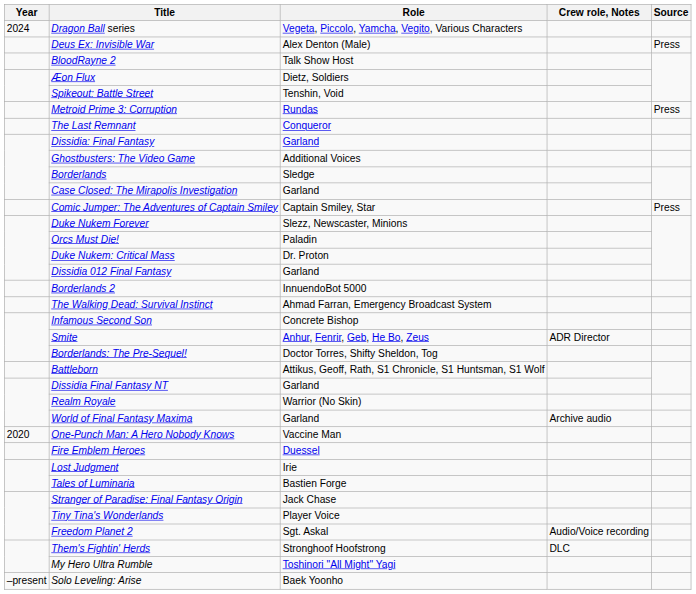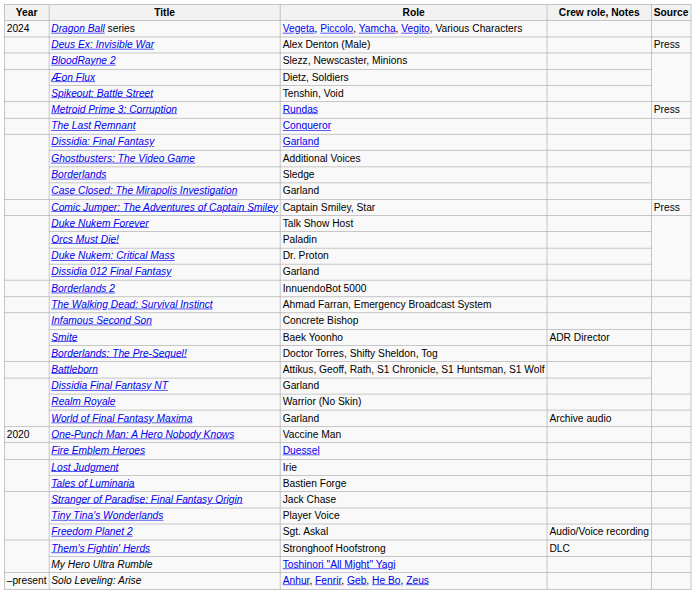(318, 61) Talk Show Host -> (345, 61) Slezz, Newscaster, Minions
(345, 223) Slezz, Newscaster, Minions -> (318, 223) Talk Show Host
(356, 337) Anhur, Fenrir, Geb, He Bo, Zeus -> (313, 337) Baek Yoonho
(313, 581) Baek Yoonho -> (356, 581) Anhur, Fenrir, Geb, He Bo, Zeus
